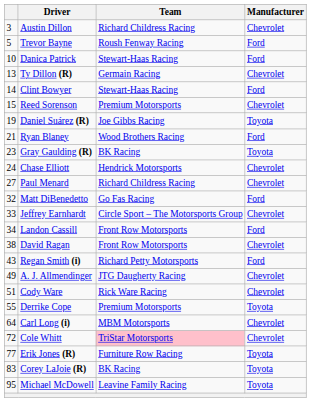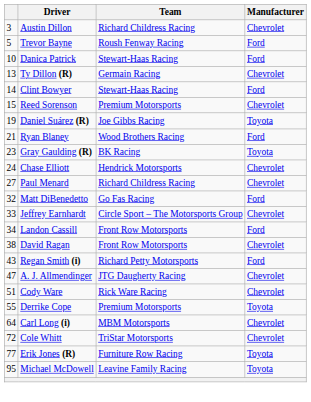(11, 276) 49 -> (11, 276) 47
(136, 338) pink background -> (136, 338) no background
- row: (53, 369)
